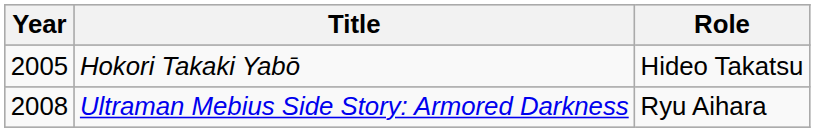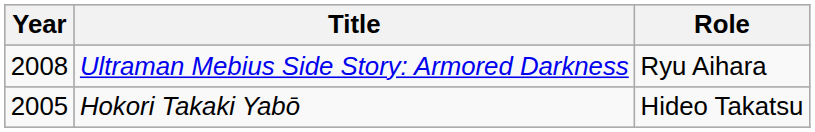rows swapped: (190, 65) <-> (354, 106)
